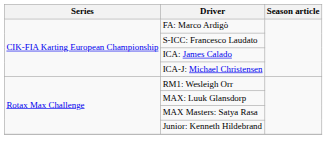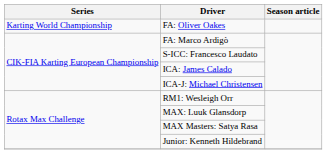+ row: (194, 26)
